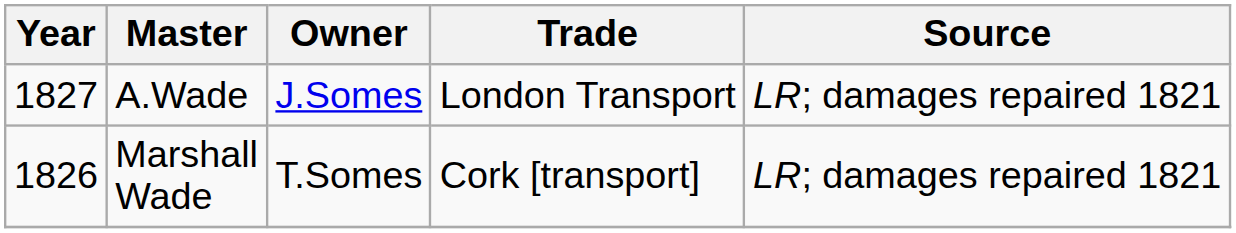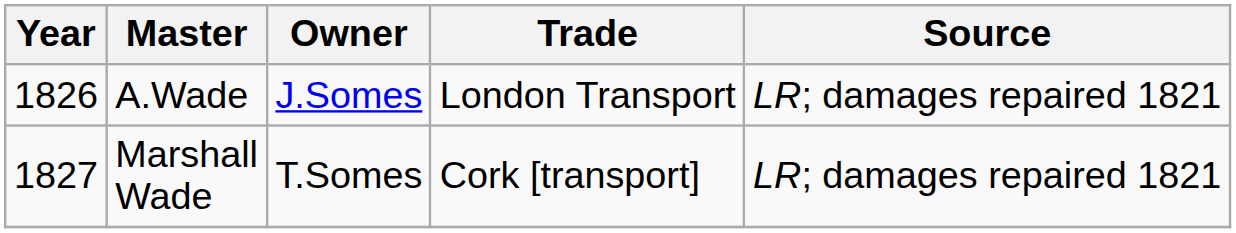(56, 94) 1827 -> (56, 94) 1826
(56, 175) 1826 -> (56, 175) 1827
